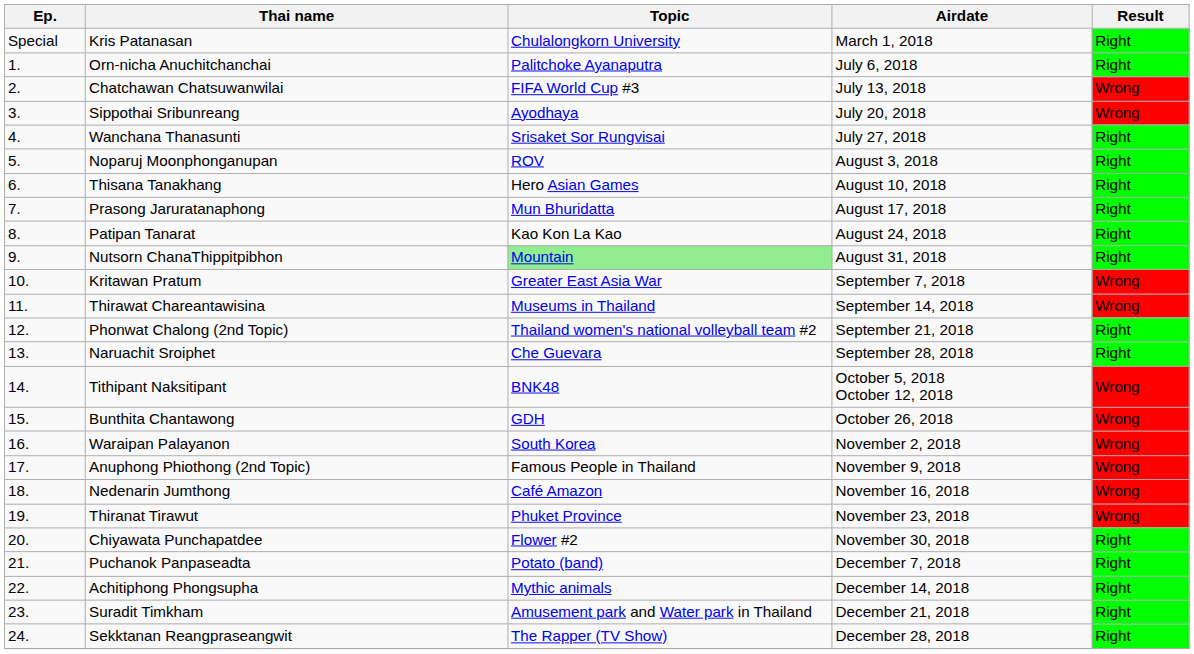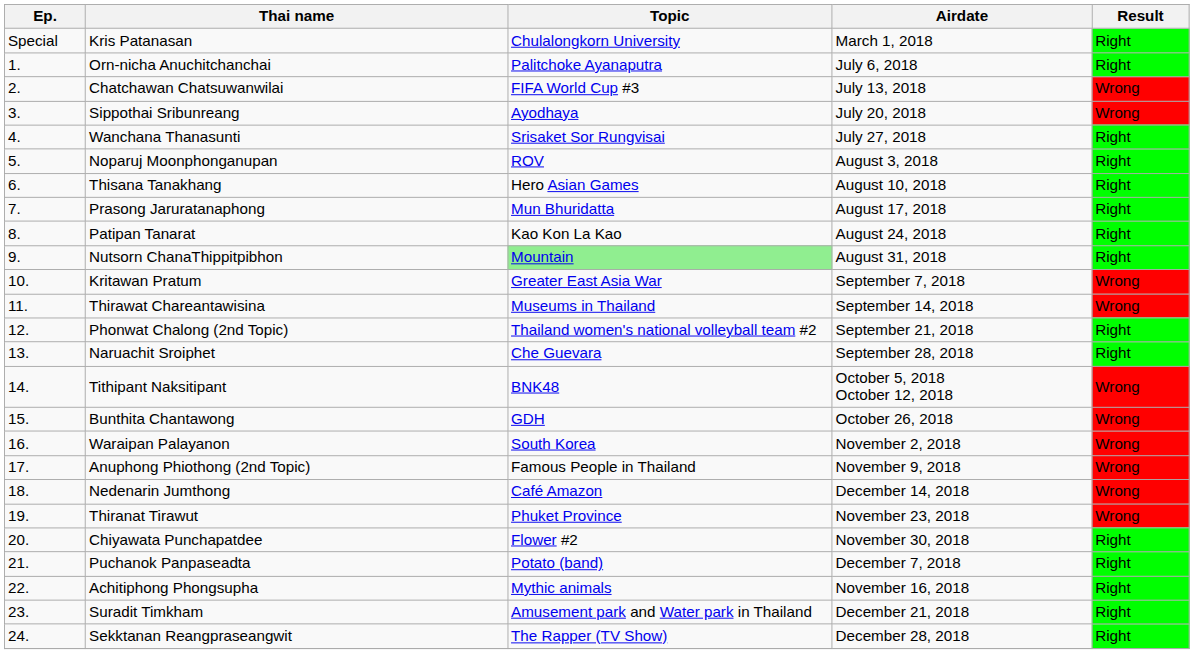(902, 491) November 16, 2018 -> (902, 491) December 14, 2018
(902, 588) December 14, 2018 -> (902, 588) November 16, 2018
